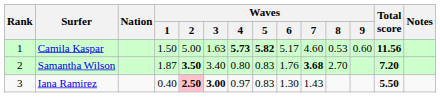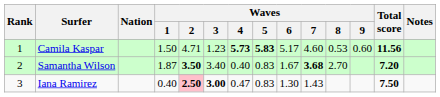(191, 48) 5.00 -> (191, 48) 4.71
(216, 48) 1.63 -> (216, 48) 1.23
(265, 48) 5.82 -> (265, 48) 5.83
(240, 65) 0.80 -> (240, 65) 0.40
(289, 65) 1.76 -> (289, 65) 1.67
(240, 83) 0.97 -> (240, 83) 0.47
(389, 83) 5.50 -> (389, 83) 7.50
